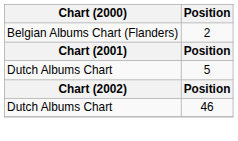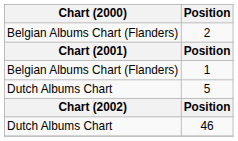+ row: (207, 70)
